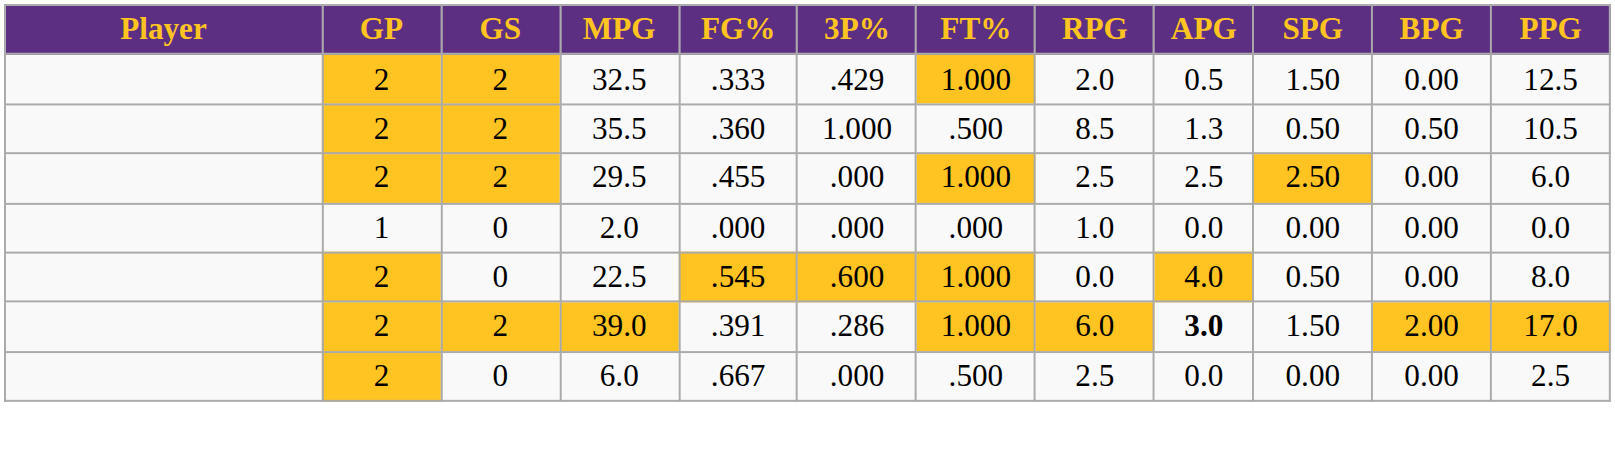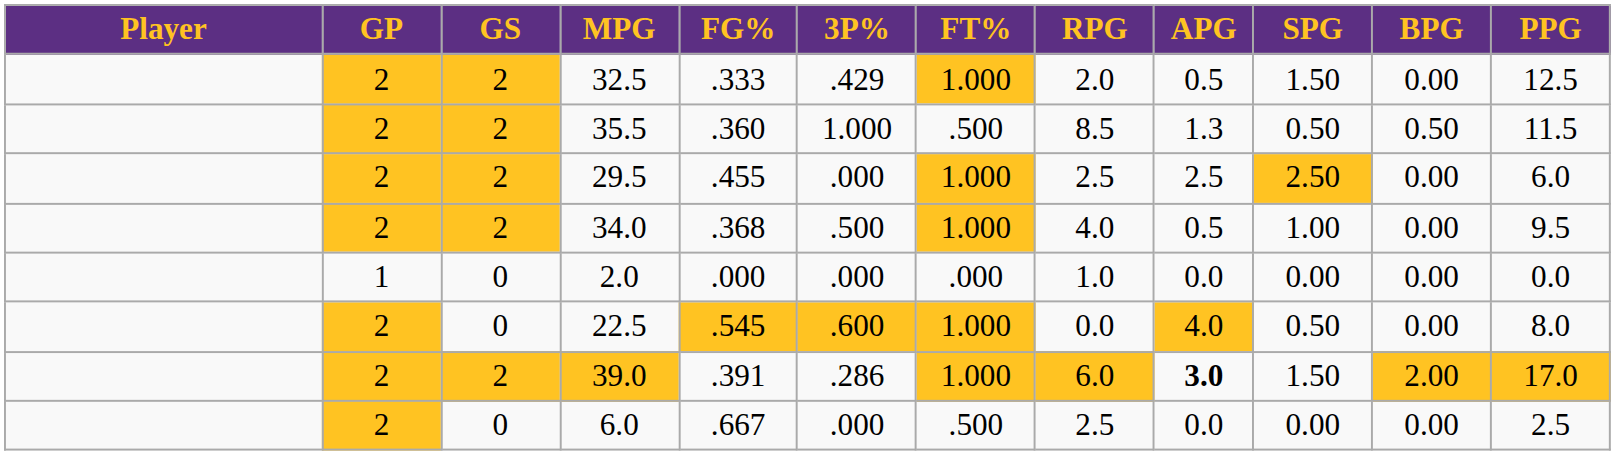(1551, 128) 10.5 -> (1551, 128) 11.5
+ row: (619, 227)
